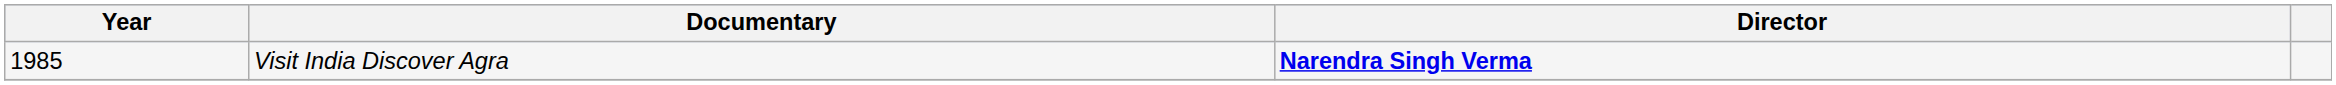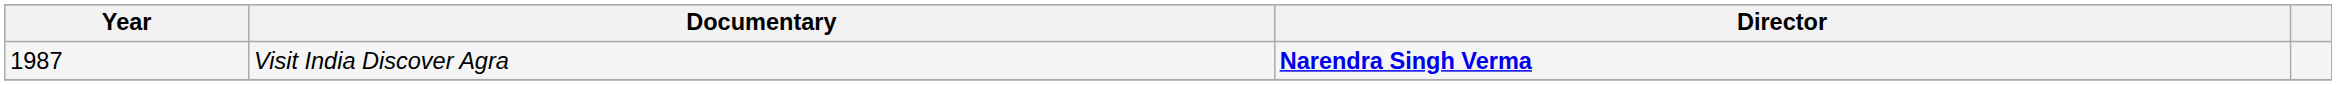(36, 60) 1985 -> (36, 60) 1987
